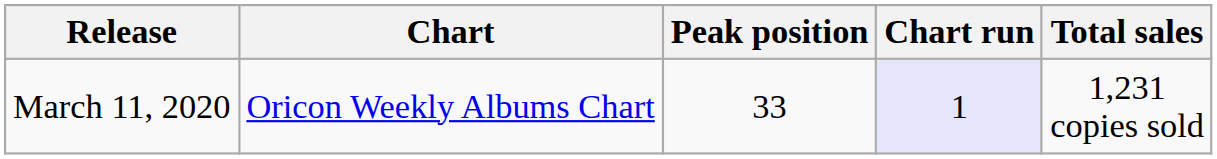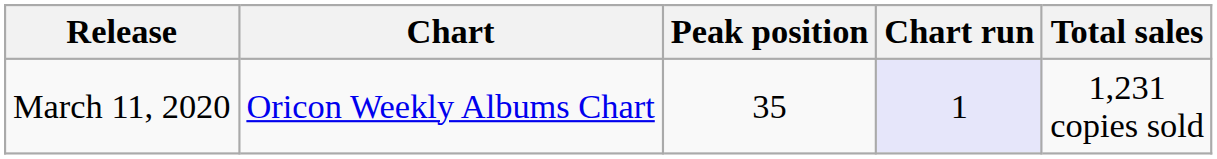(770, 105) 33 -> (770, 105) 35
